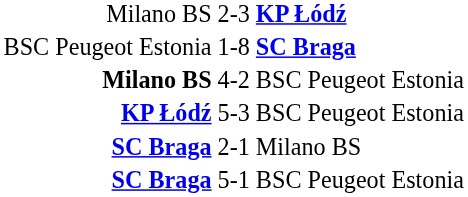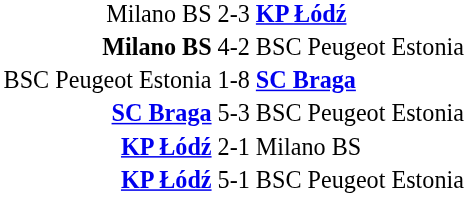rows swapped: (234, 47) <-> (234, 80)
(166, 113) KP Łódź -> (162, 113) SC Braga
(162, 146) SC Braga -> (166, 146) KP Łódź
(162, 180) SC Braga -> (166, 180) KP Łódź
